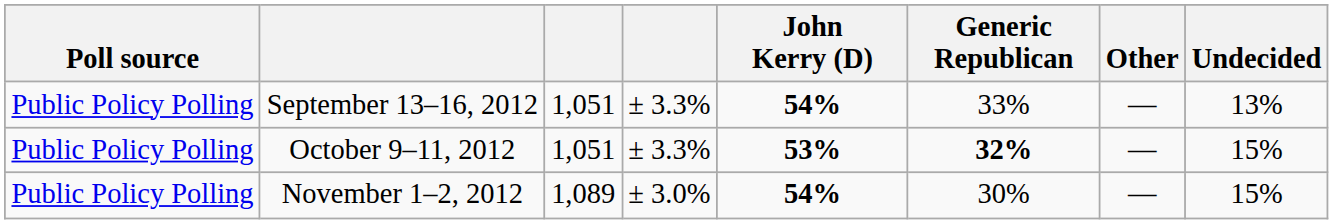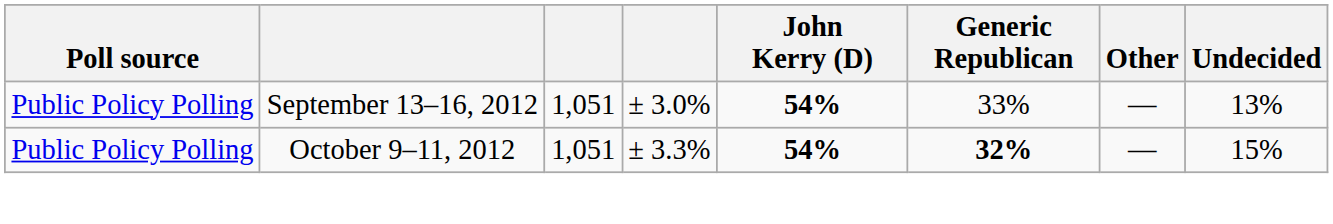(669, 104) ± 3.3% -> (669, 104) ± 3.0%
(813, 149) 53% -> (813, 149) 54%
- row: (402, 194)
